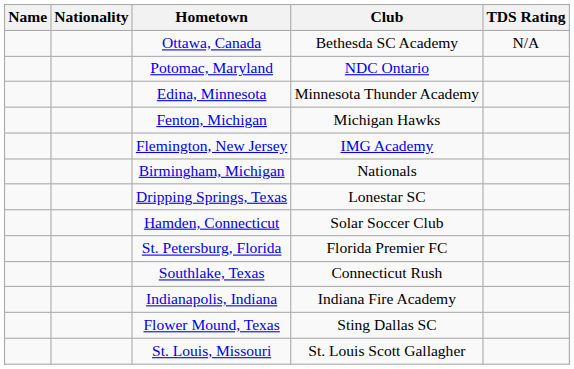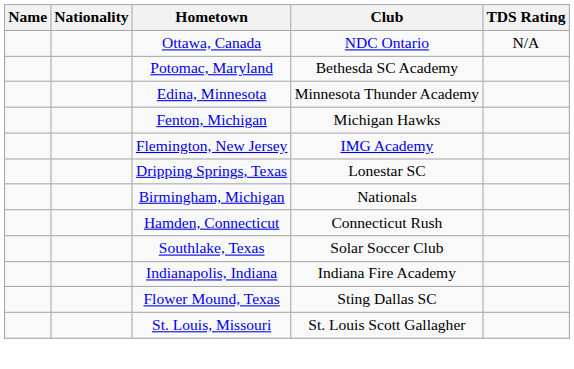(387, 43) Bethesda SC Academy -> (387, 43) NDC Ontario
(387, 69) NDC Ontario -> (387, 69) Bethesda SC Academy
rows swapped: (212, 171) <-> (212, 197)
(387, 222) Solar Soccer Club -> (387, 222) Connecticut Rush
- row: (212, 248)
(387, 274) Connecticut Rush -> (387, 248) Solar Soccer Club
